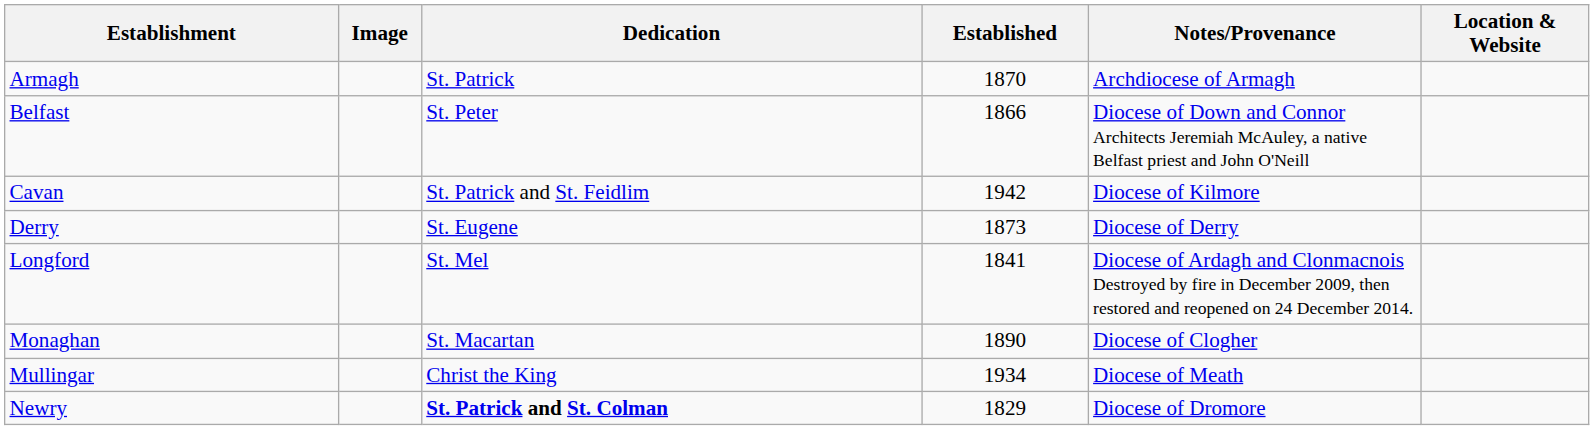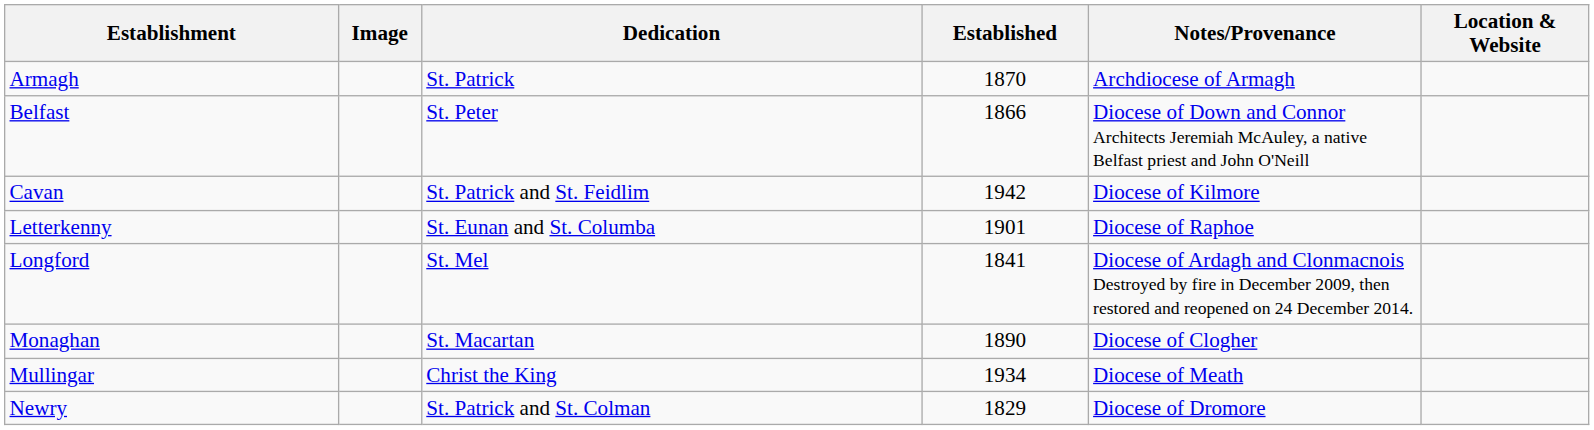- row: (34, 226)
+ row: (61, 226)
(547, 408) bold -> (538, 408) normal
